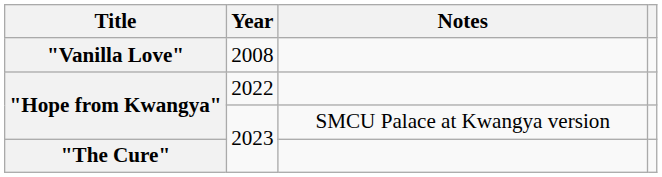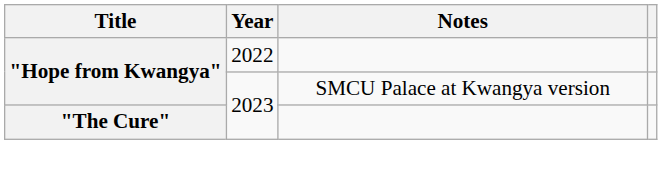- row: (116, 54)
